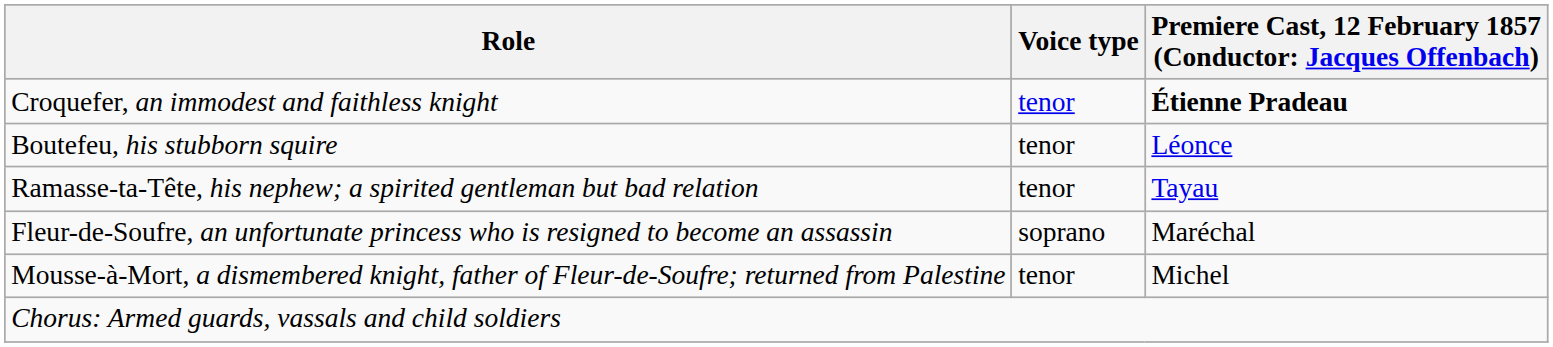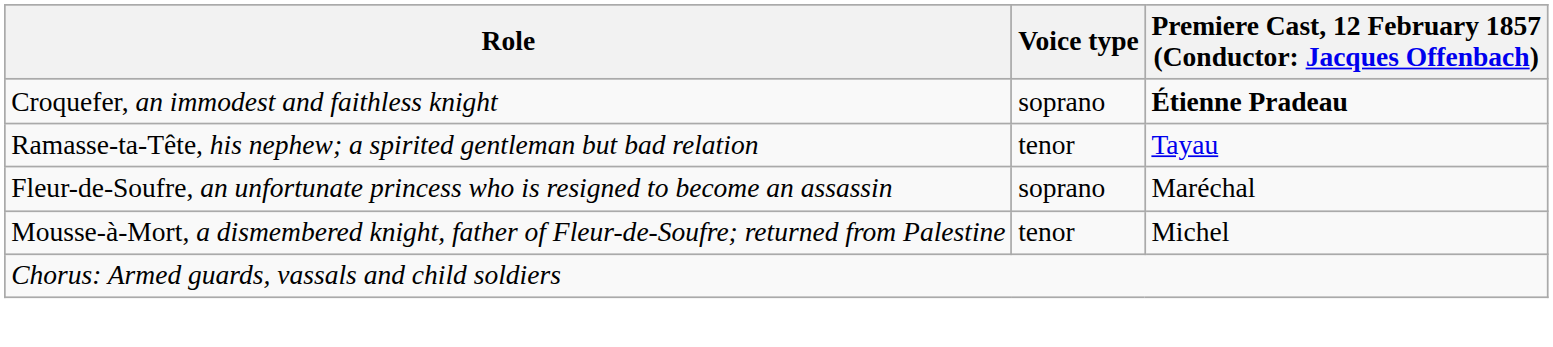(1046, 100) tenor -> (1062, 100) soprano
- row: (174, 144)
